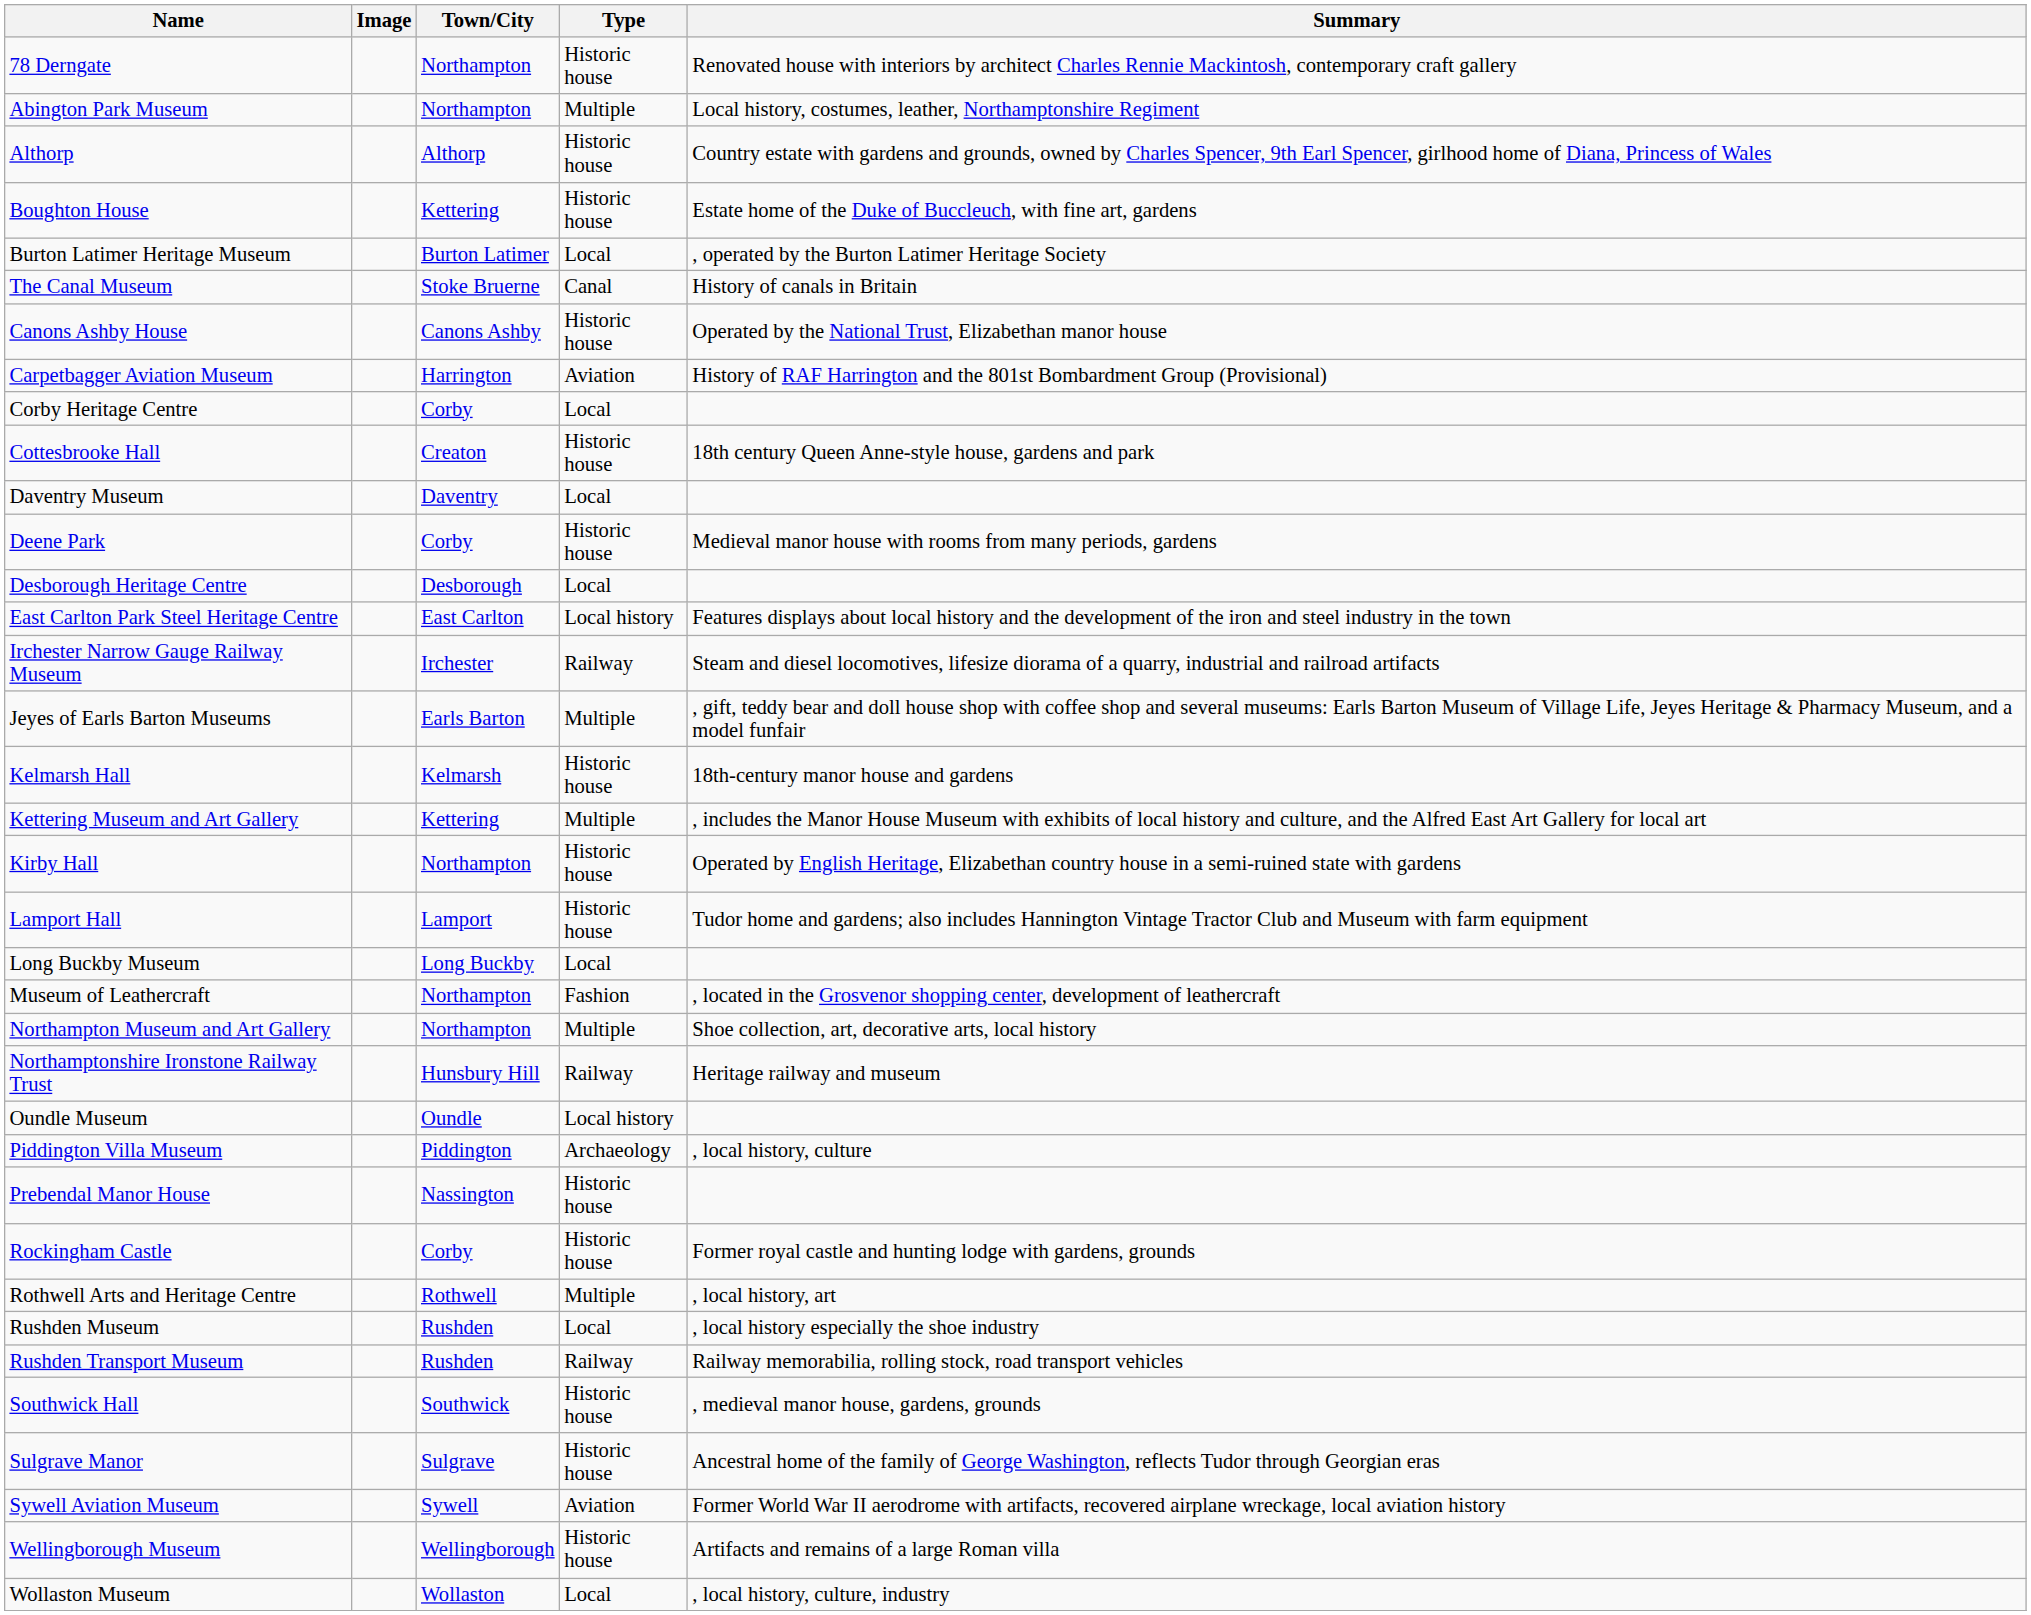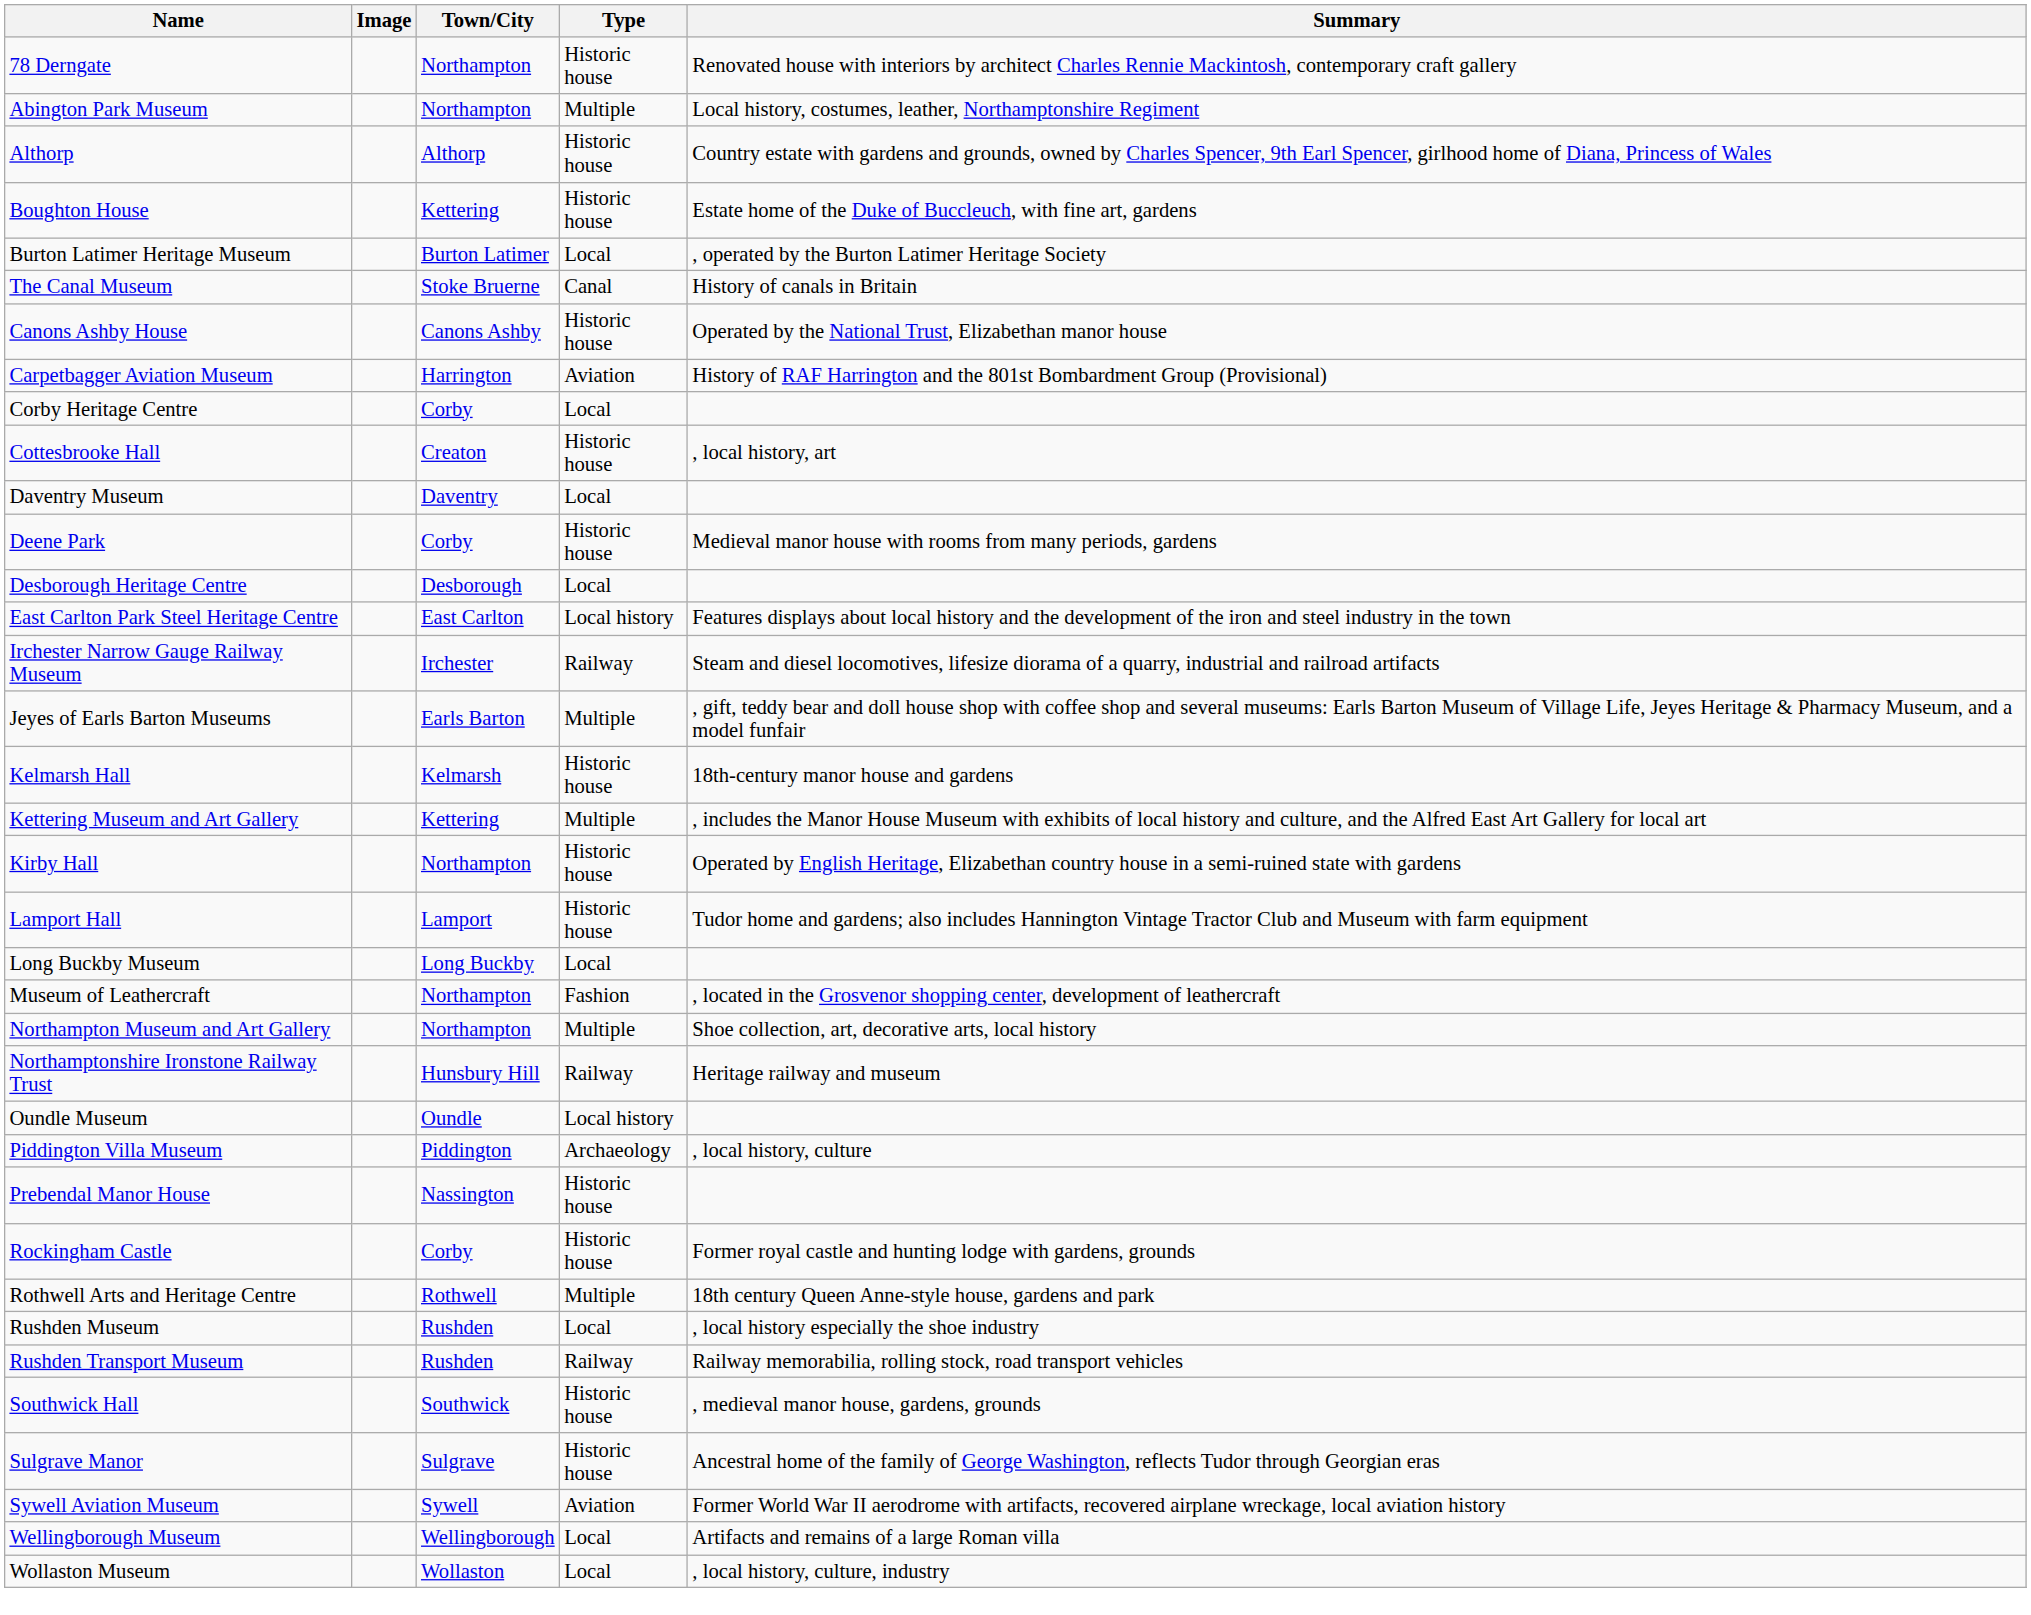(923, 452) 18th century Queen Anne-style house, gardens and park -> (764, 452) , local history, art
(764, 1295) , local history, art -> (923, 1295) 18th century Queen Anne-style house, gardens and park
(597, 1549) Historic house -> (588, 1538) Local
